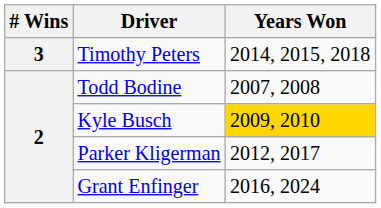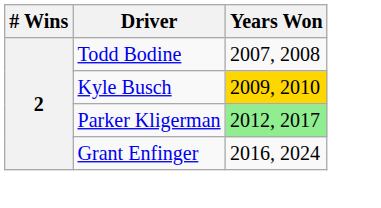- row: (139, 54)
(275, 153) no background -> (275, 120) lightgreen background
